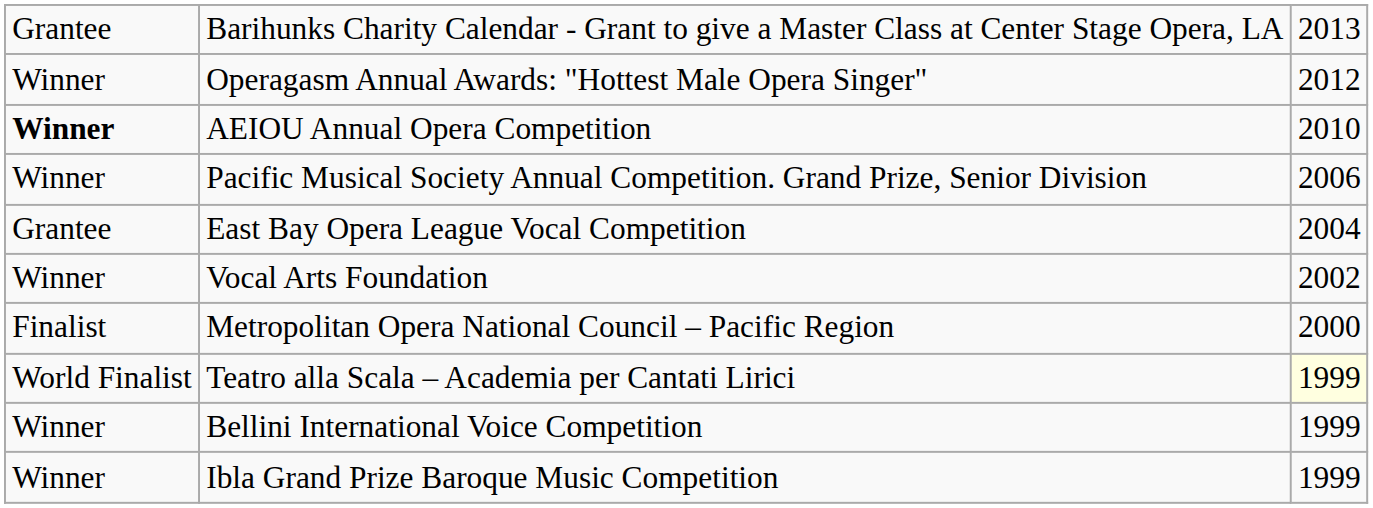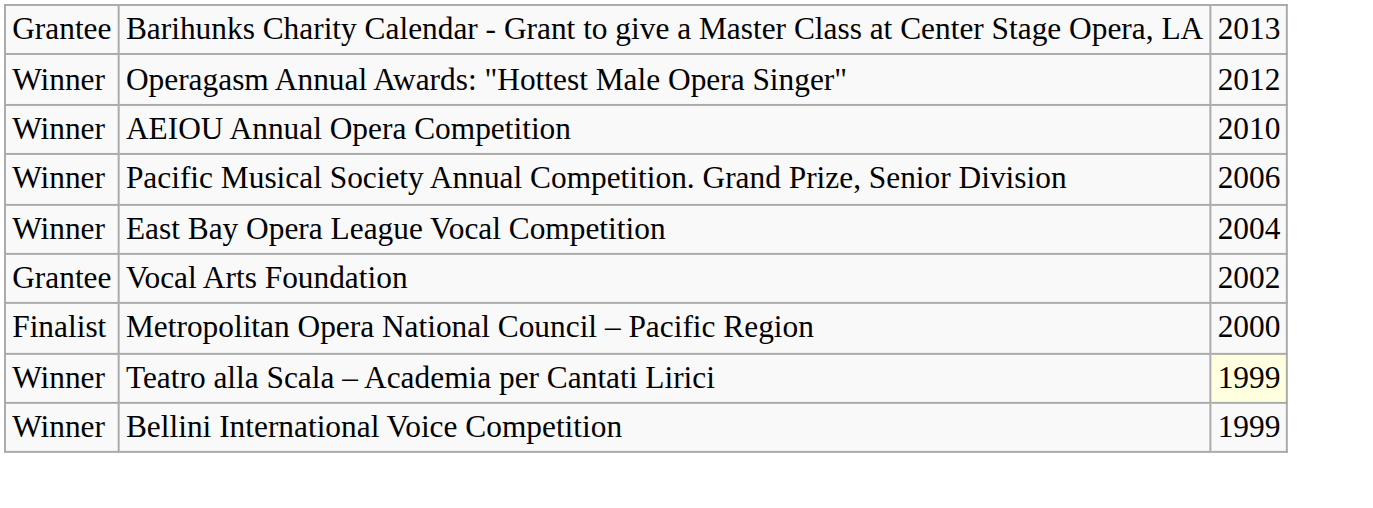(63, 128) bold -> (59, 128) normal
(62, 228) Grantee -> (59, 228) Winner
(59, 278) Winner -> (62, 278) Grantee
(102, 377) World Finalist -> (59, 377) Winner
- row: (492, 476)
